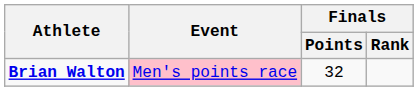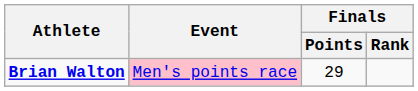(334, 72) 32 -> (334, 72) 29
